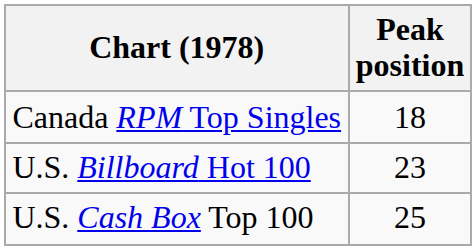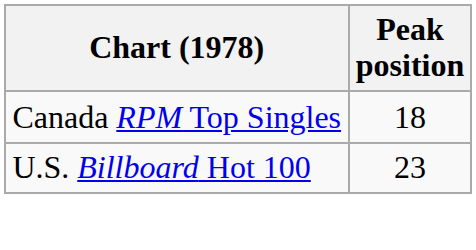- row: (163, 218)
